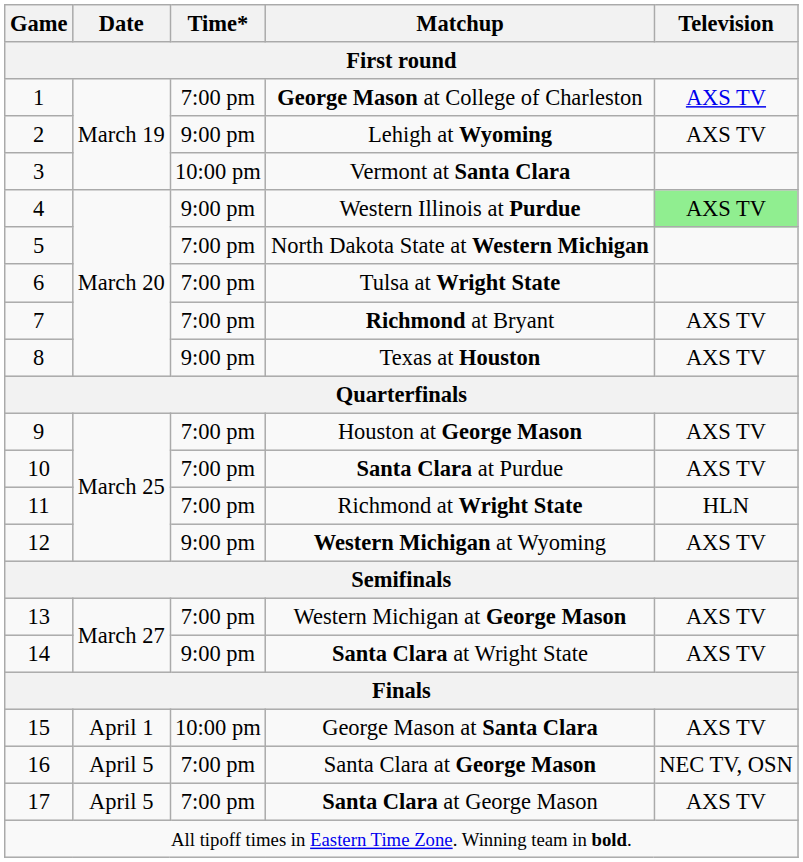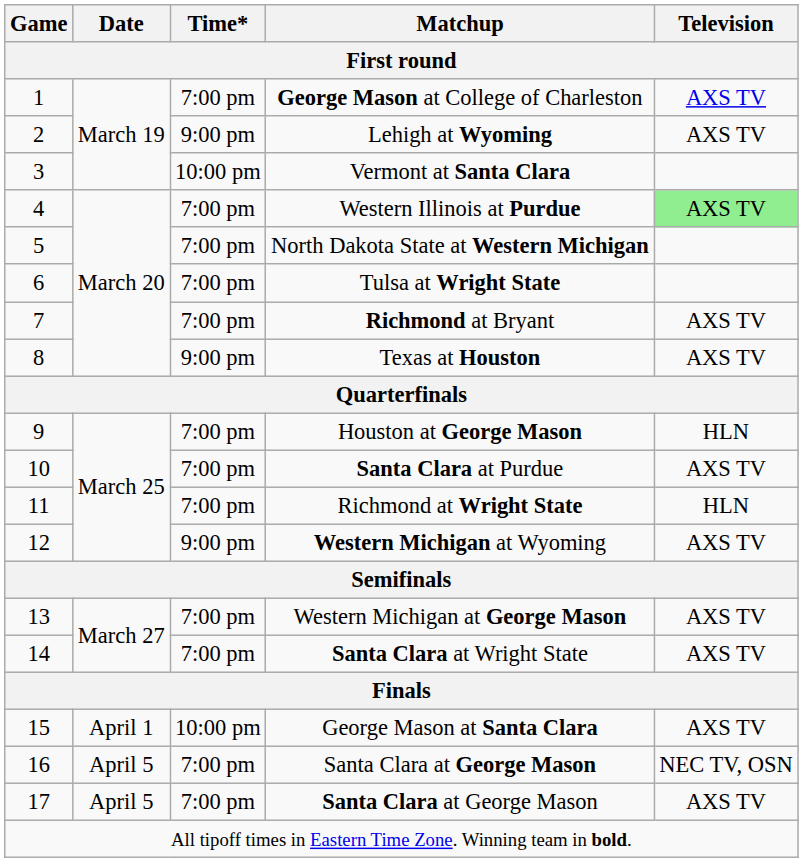(218, 208) 9:00 pm -> (218, 208) 7:00 pm
(726, 431) AXS TV -> (726, 431) HLN
(218, 653) 9:00 pm -> (218, 653) 7:00 pm
